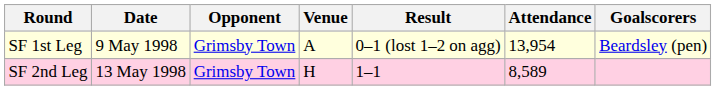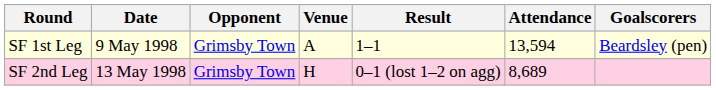(428, 44) 0–1 (lost 1–2 on agg) -> (368, 44) 1–1
(532, 44) 13,954 -> (532, 44) 13,594
(368, 71) 1–1 -> (428, 71) 0–1 (lost 1–2 on agg)
(528, 71) 8,589 -> (528, 71) 8,689
